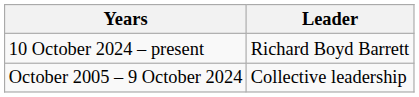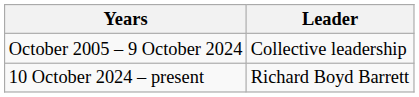rows swapped: (126, 77) <-> (106, 48)
